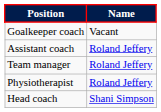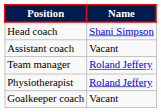rows swapped: (32, 99) <-> (46, 31)
(121, 48) Roland Jeffery -> (104, 48) Vacant
